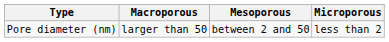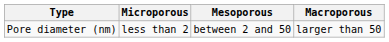columns swapped: (348, 13) <-> (164, 13)
